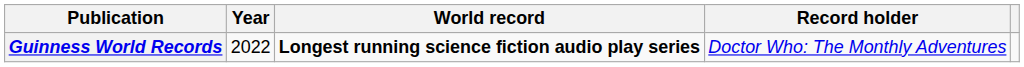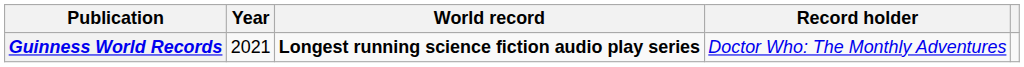(251, 47) 2022 -> (251, 47) 2021
